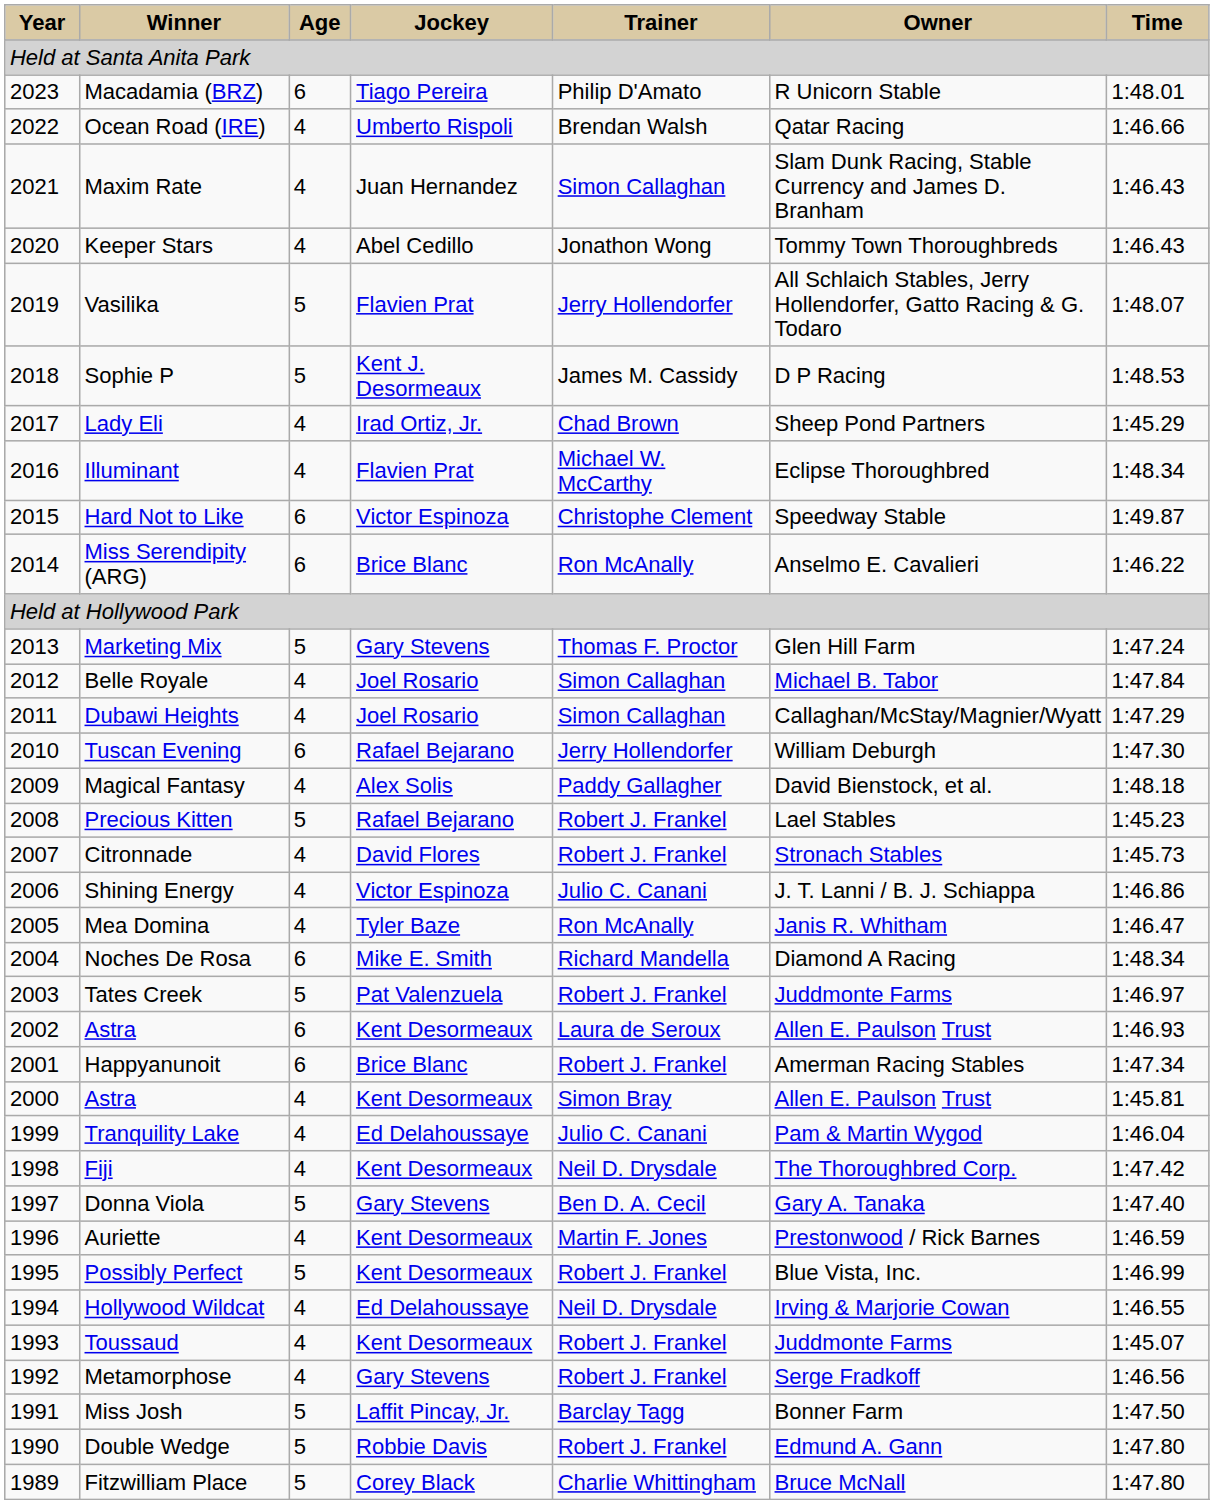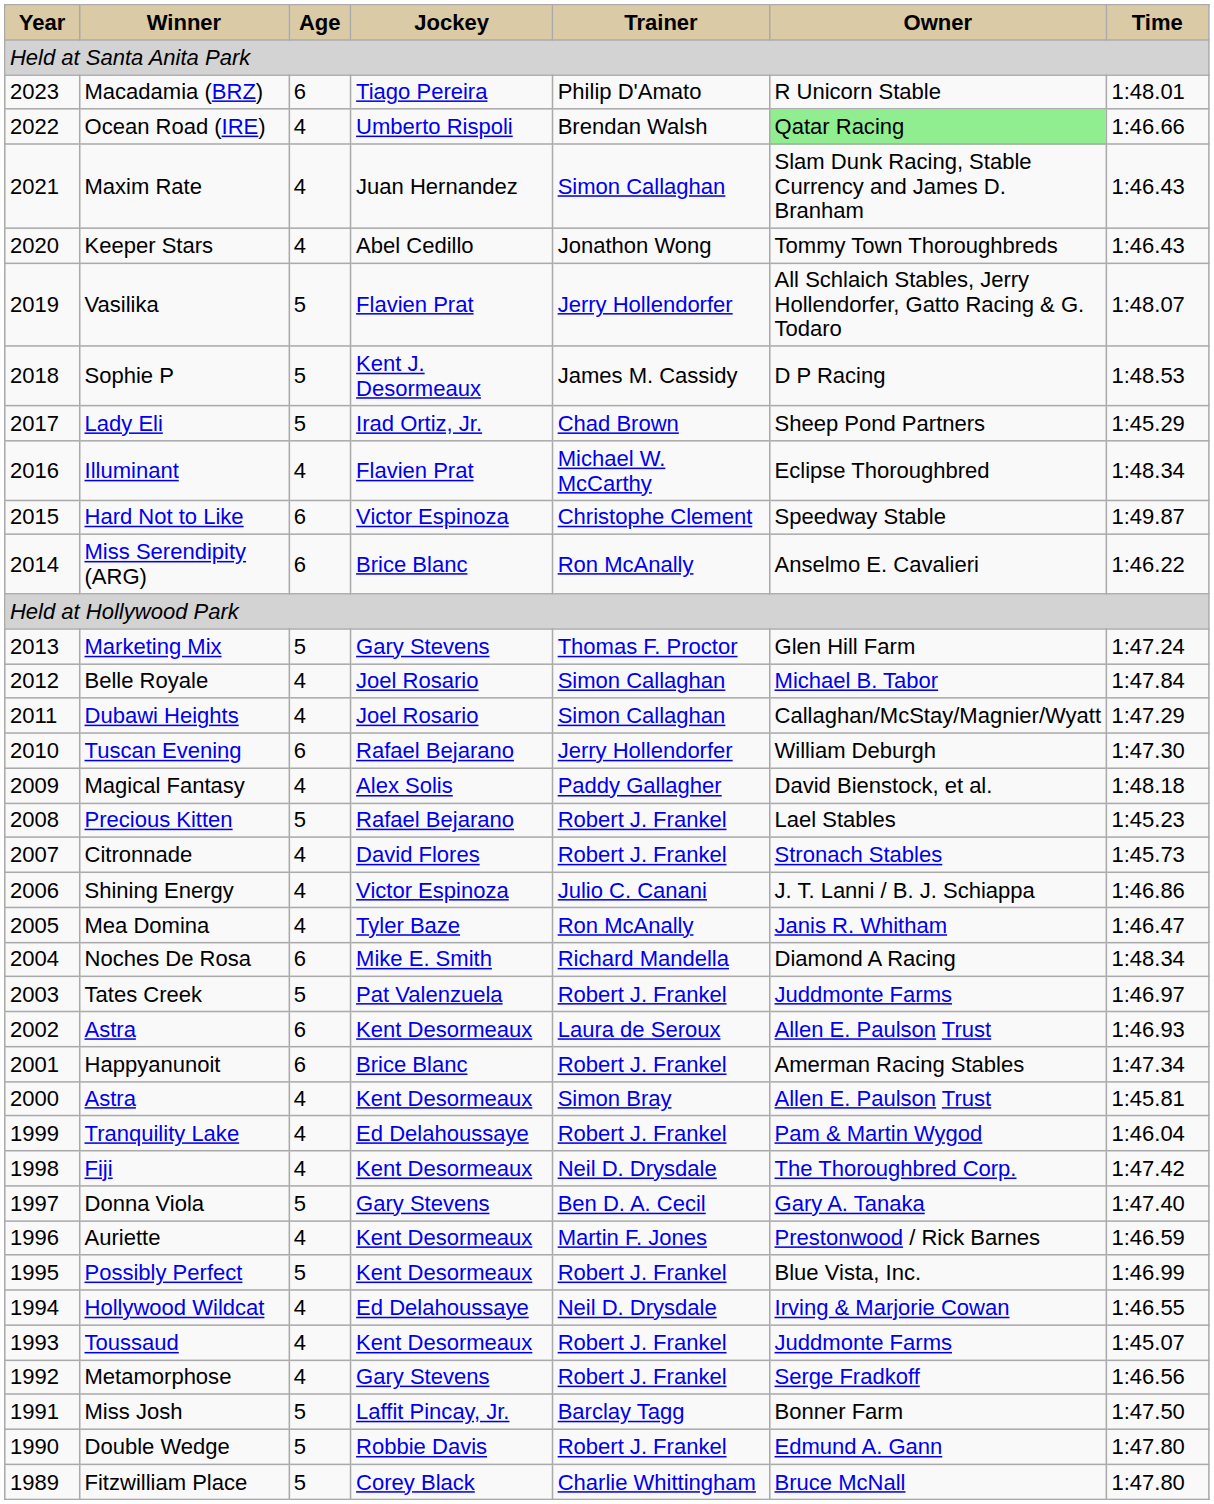(839, 127) no background -> (839, 127) lightgreen background
(300, 423) 4 -> (300, 423) 5
(632, 1134) Julio C. Canani -> (642, 1134) Robert J. Frankel
